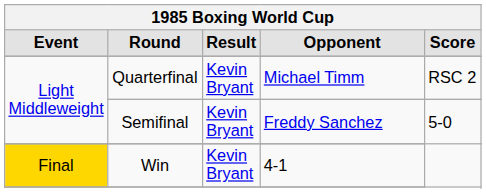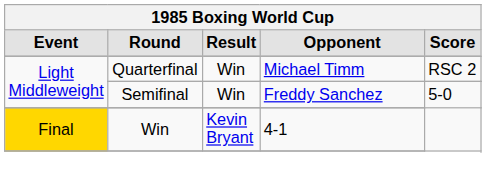(230, 78) Kevin Bryant -> (231, 69) Win
(230, 121) Kevin Bryant -> (231, 94) Win
